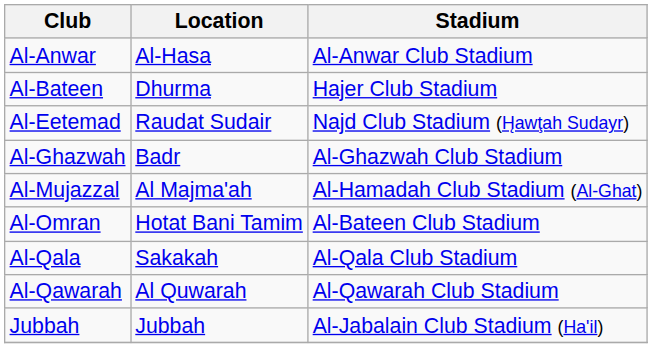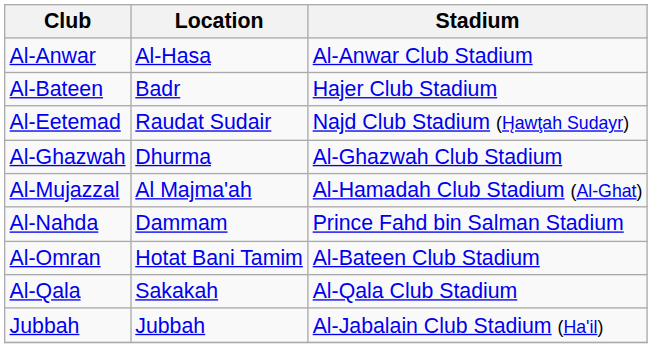(173, 88) Dhurma -> (158, 88) Badr
(158, 156) Badr -> (173, 156) Dhurma
+ row: (54, 223)
- row: (66, 291)
